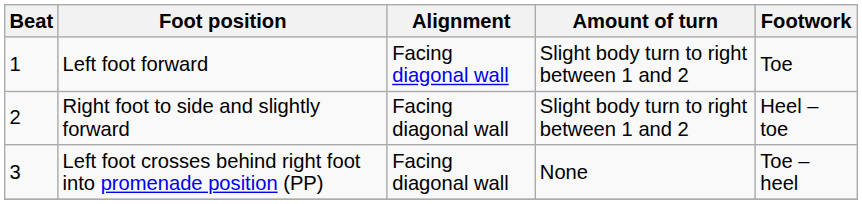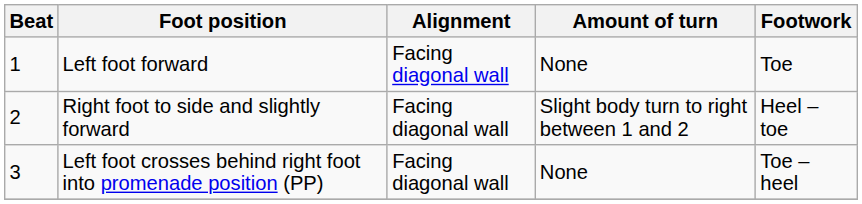(643, 64) Slight body turn to right between 1 and 2 -> (564, 64) None
